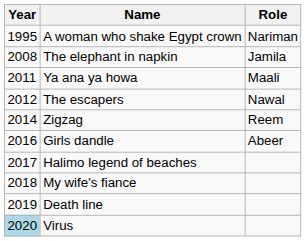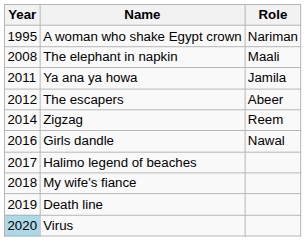(267, 57) Jamila -> (264, 57) Maali
(264, 78) Maali -> (267, 78) Jamila
(266, 99) Nawal -> (266, 99) Abeer
(266, 141) Abeer -> (266, 141) Nawal
